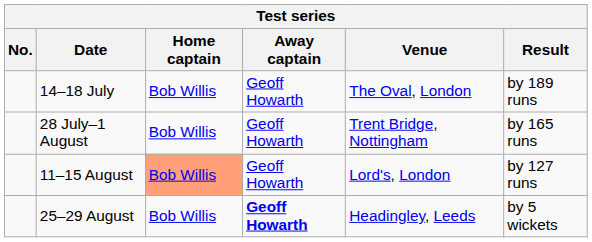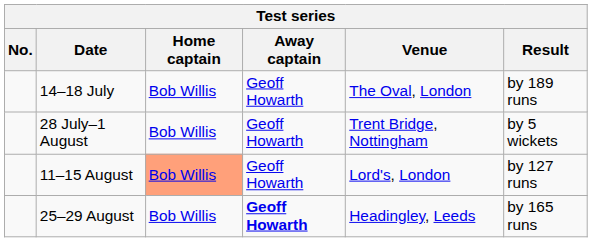(530, 132) by 165 runs -> (532, 132) by 5 wickets
(532, 216) by 5 wickets -> (530, 216) by 165 runs
